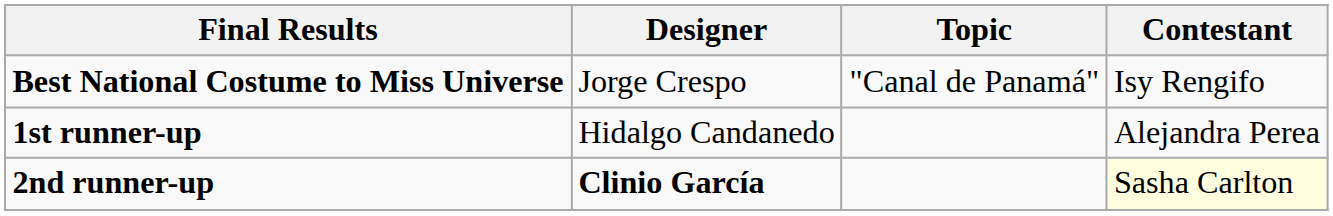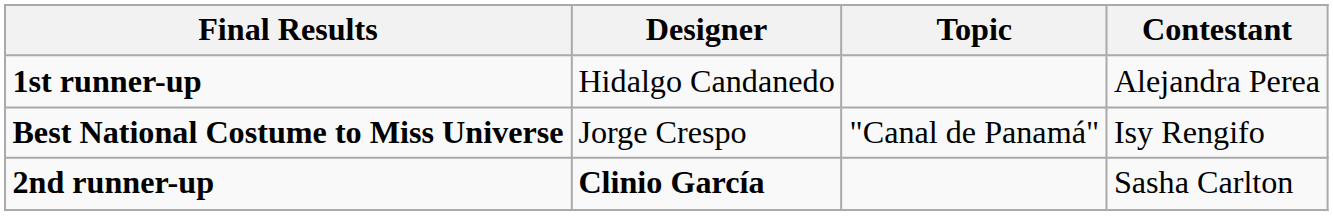rows swapped: (288, 81) <-> (107, 132)
(1204, 183) lightyellow background -> (1204, 183) no background
